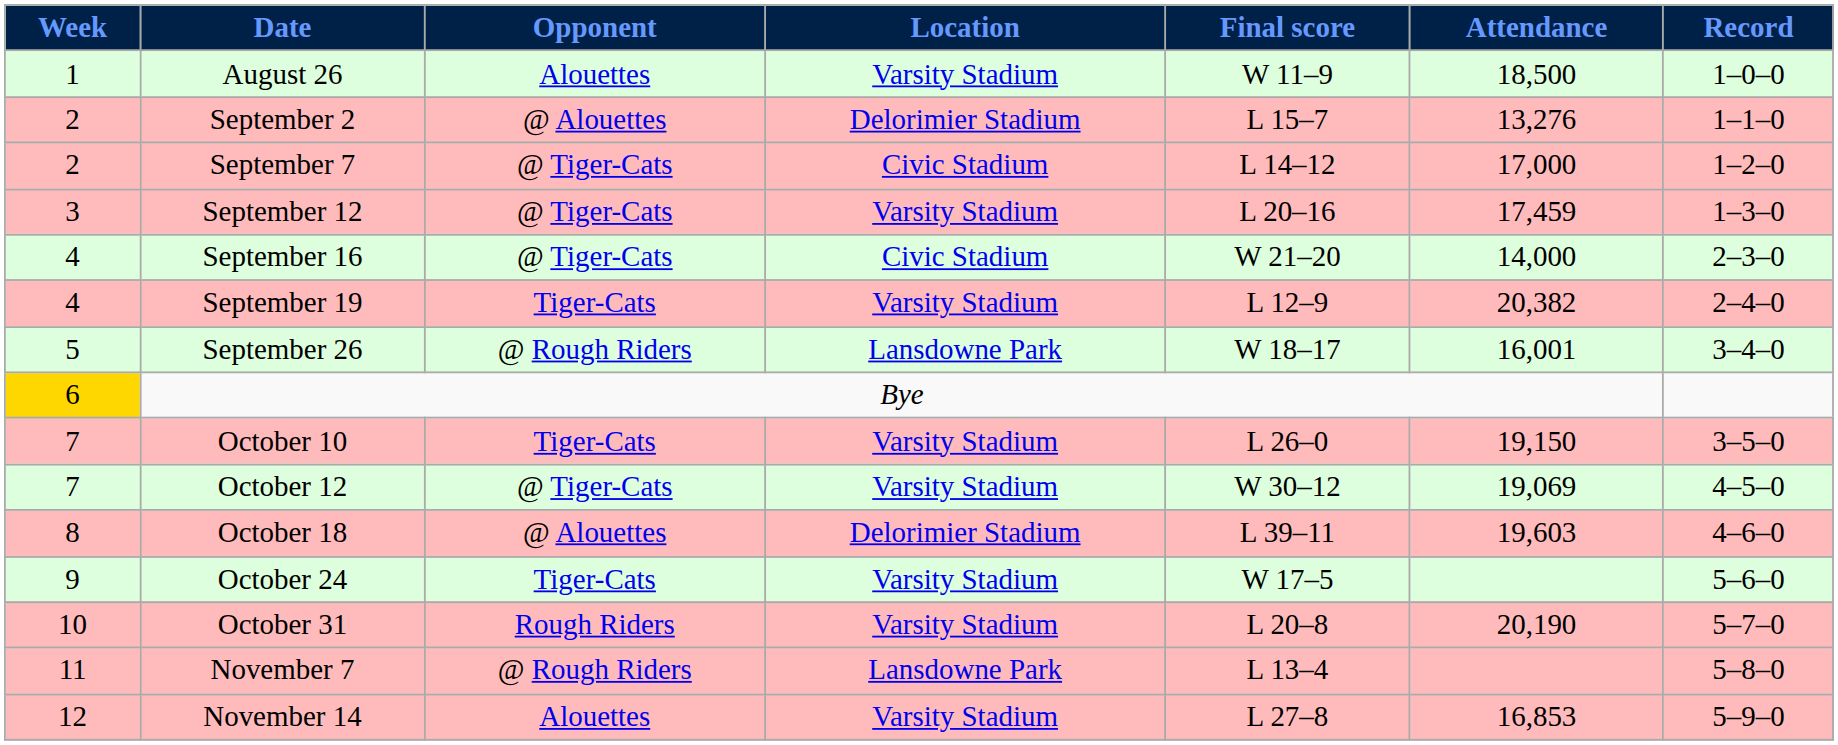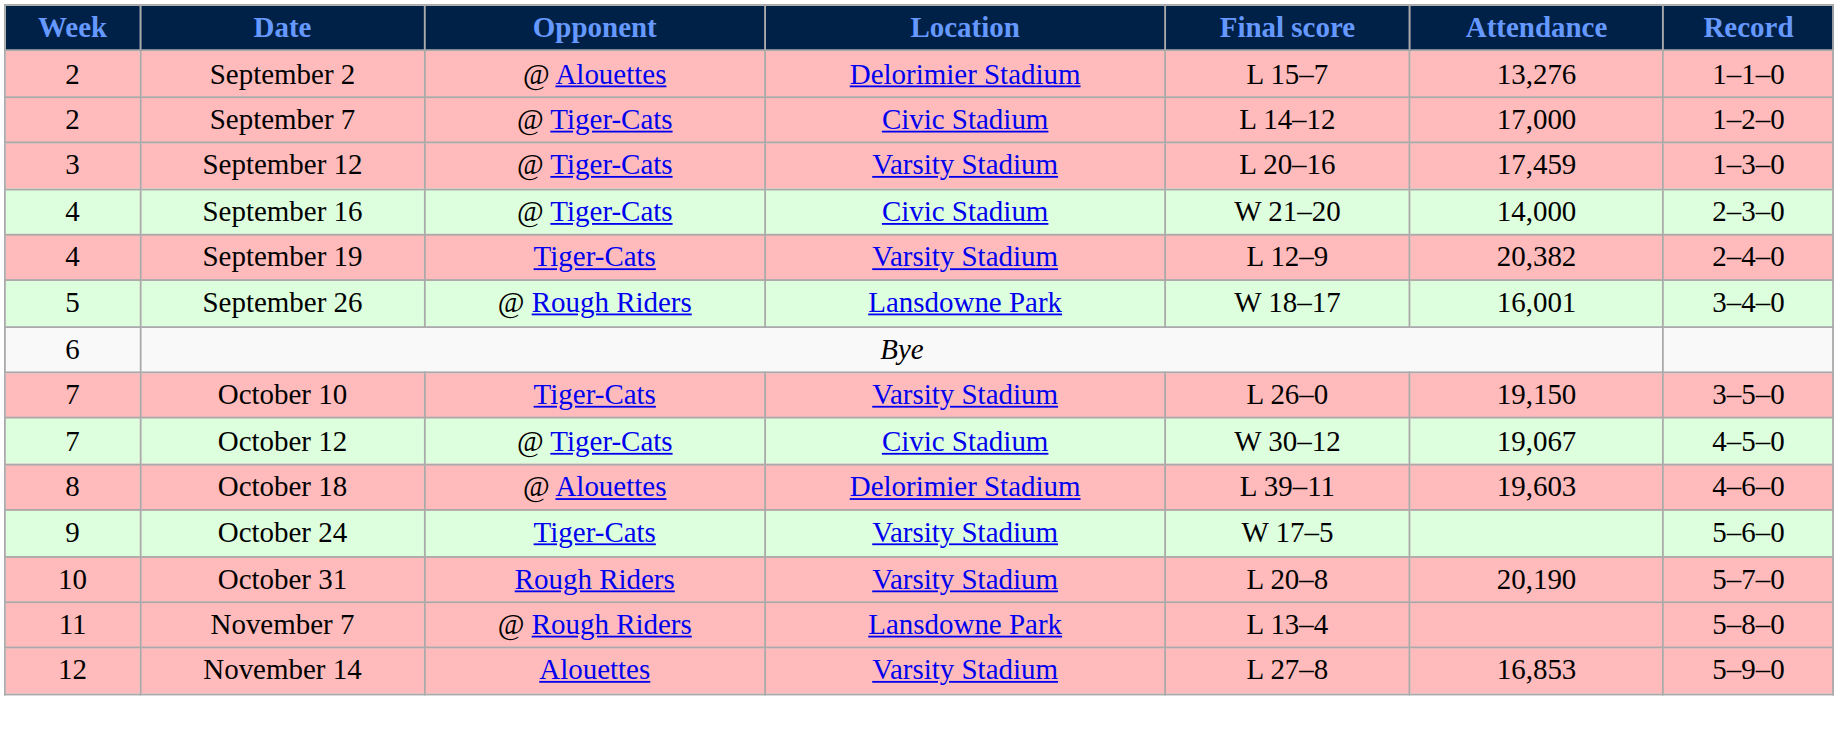- row: (282, 73)
(73, 394) gold background -> (73, 348) no background
(965, 486) Varsity Stadium -> (965, 440) Civic Stadium
(1537, 486) 19,069 -> (1537, 440) 19,067
